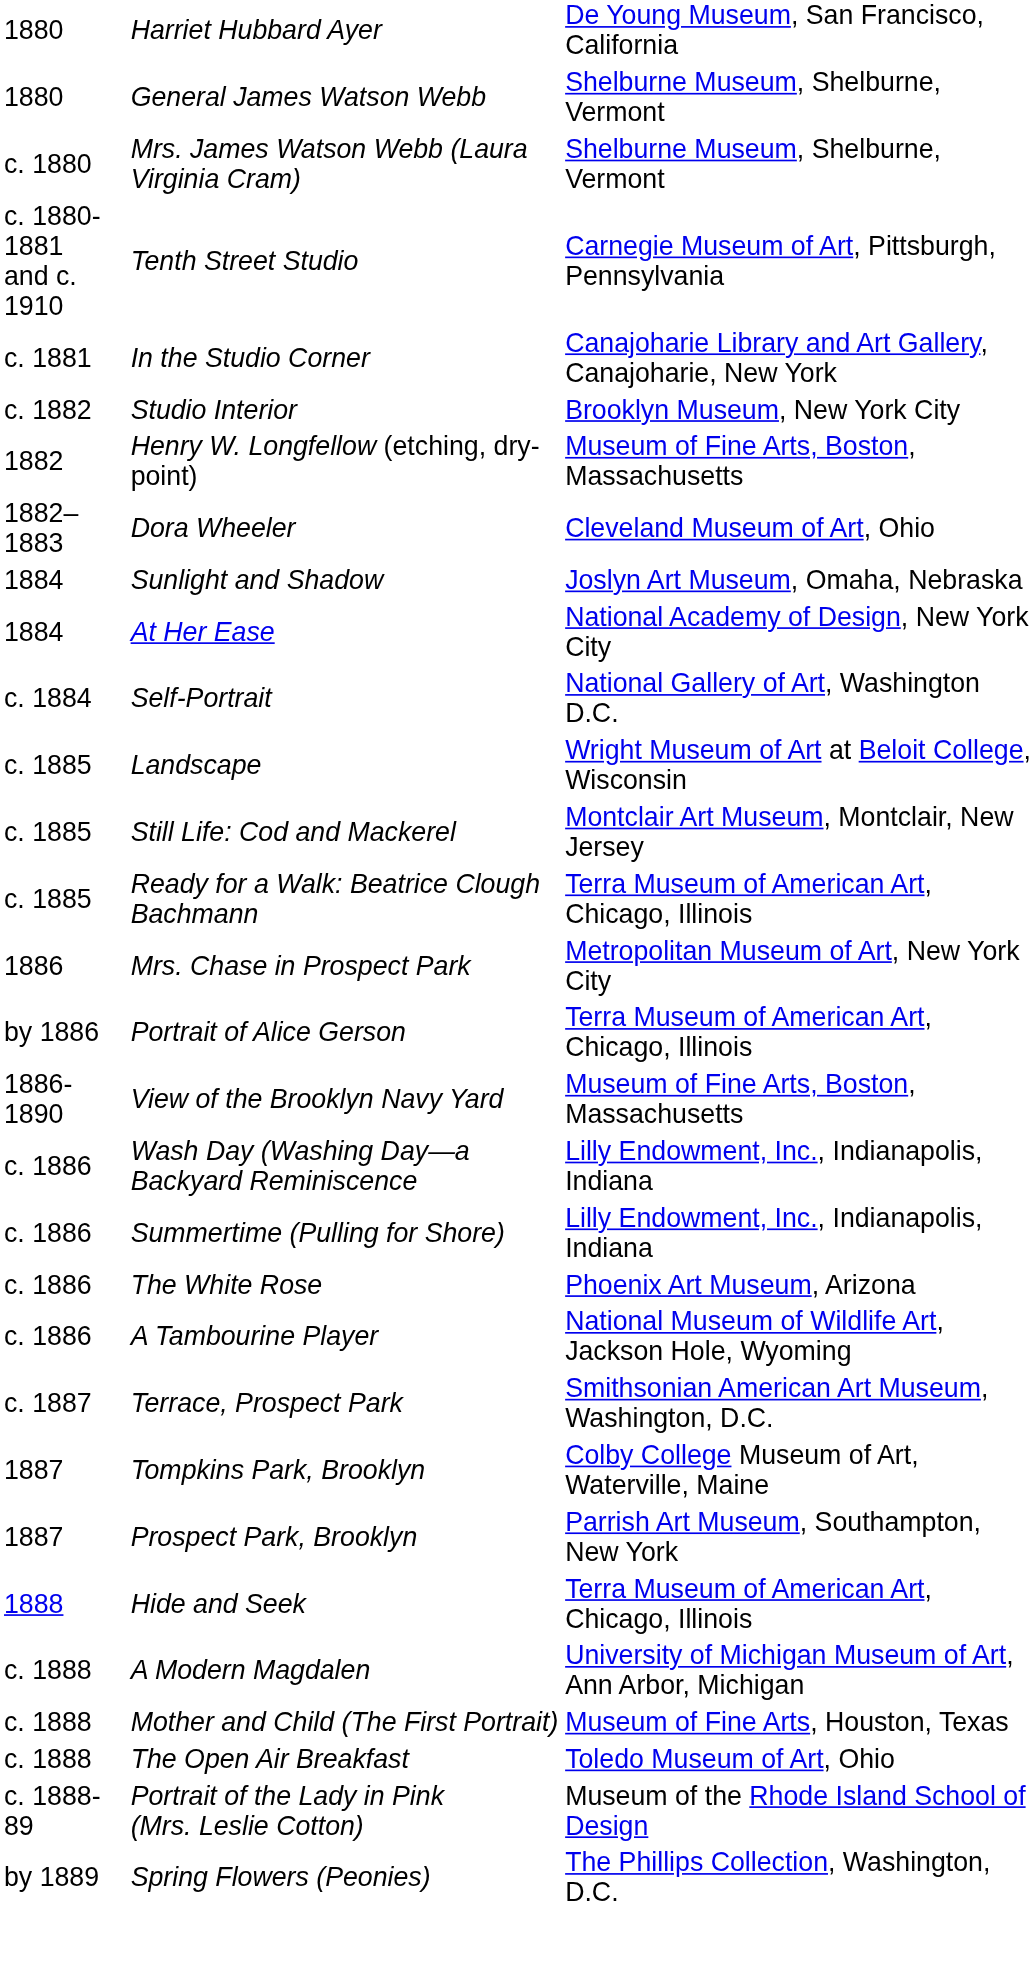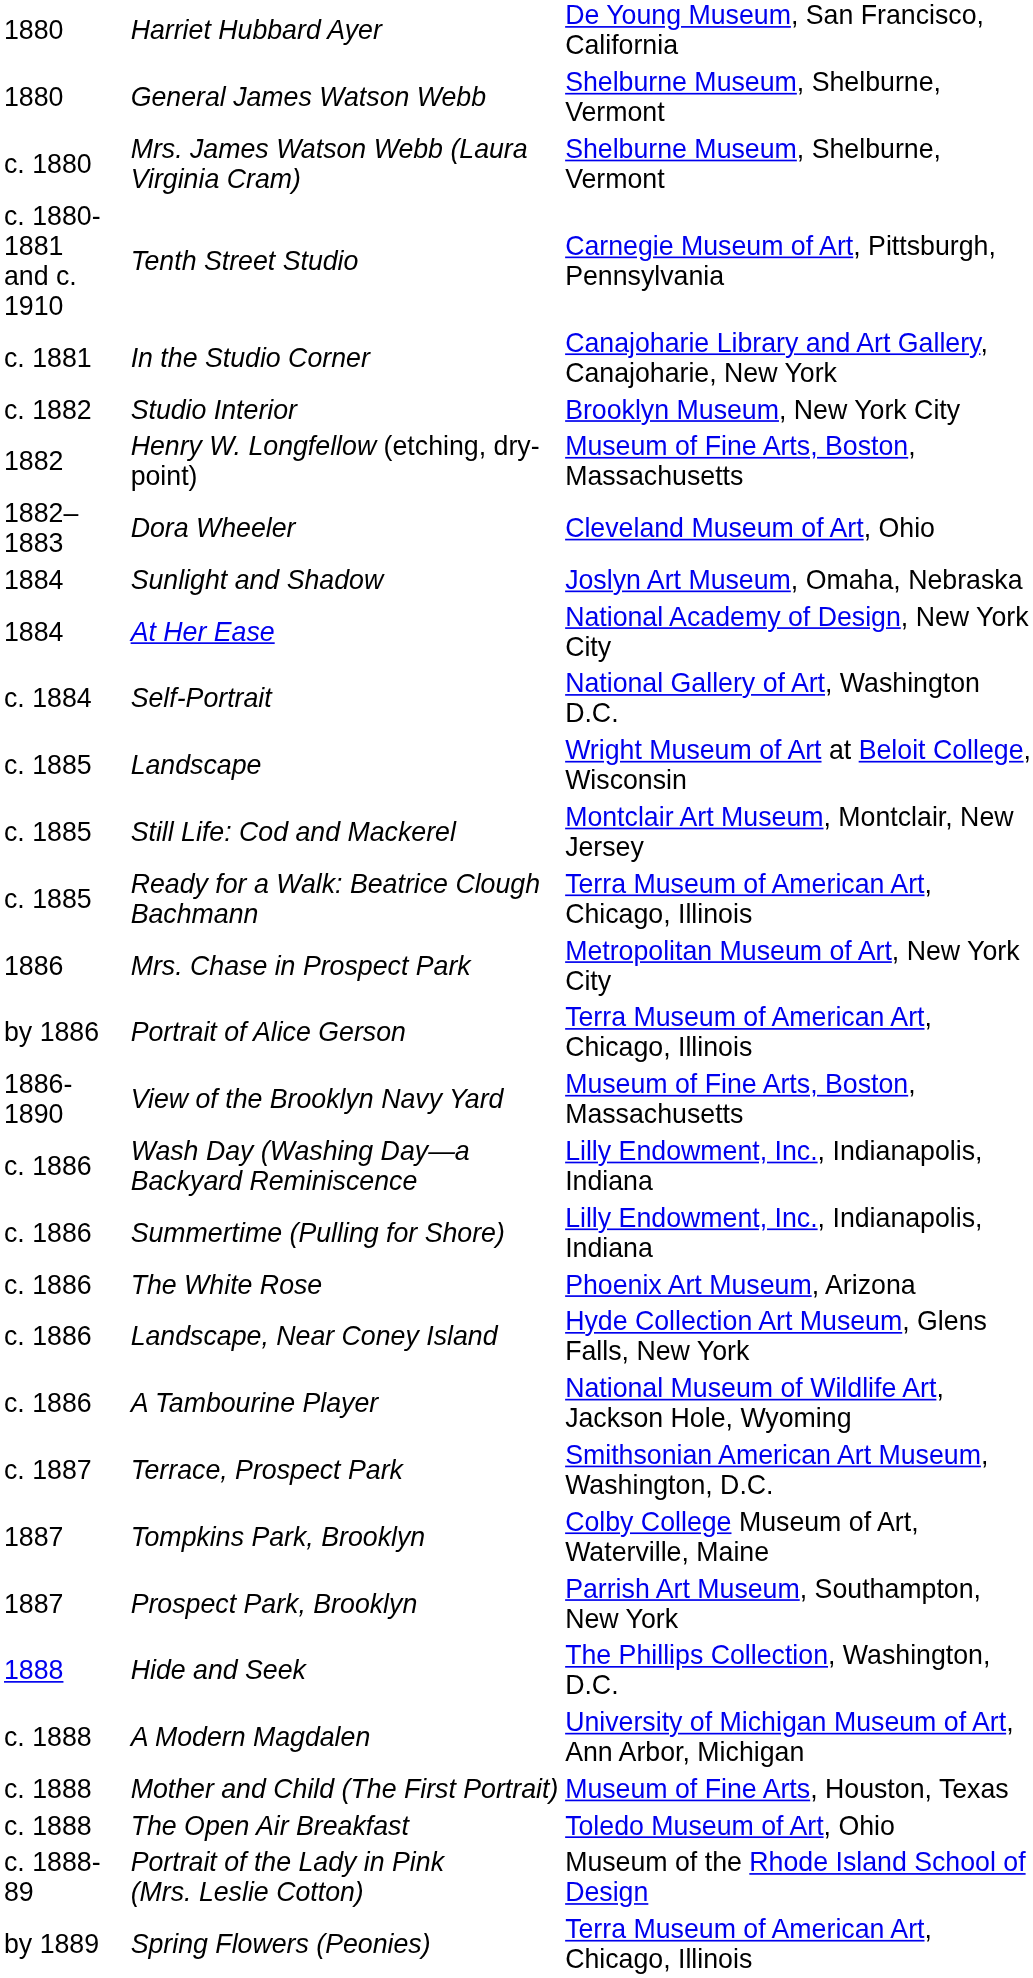+ row: (314, 1336)
(749, 1603) Terra Museum of American Art, Chicago, Illinois -> (778, 1670) The Phillips Collection, Washington, D.C.
(778, 1877) The Phillips Collection, Washington, D.C. -> (749, 1944) Terra Museum of American Art, Chicago, Illinois
